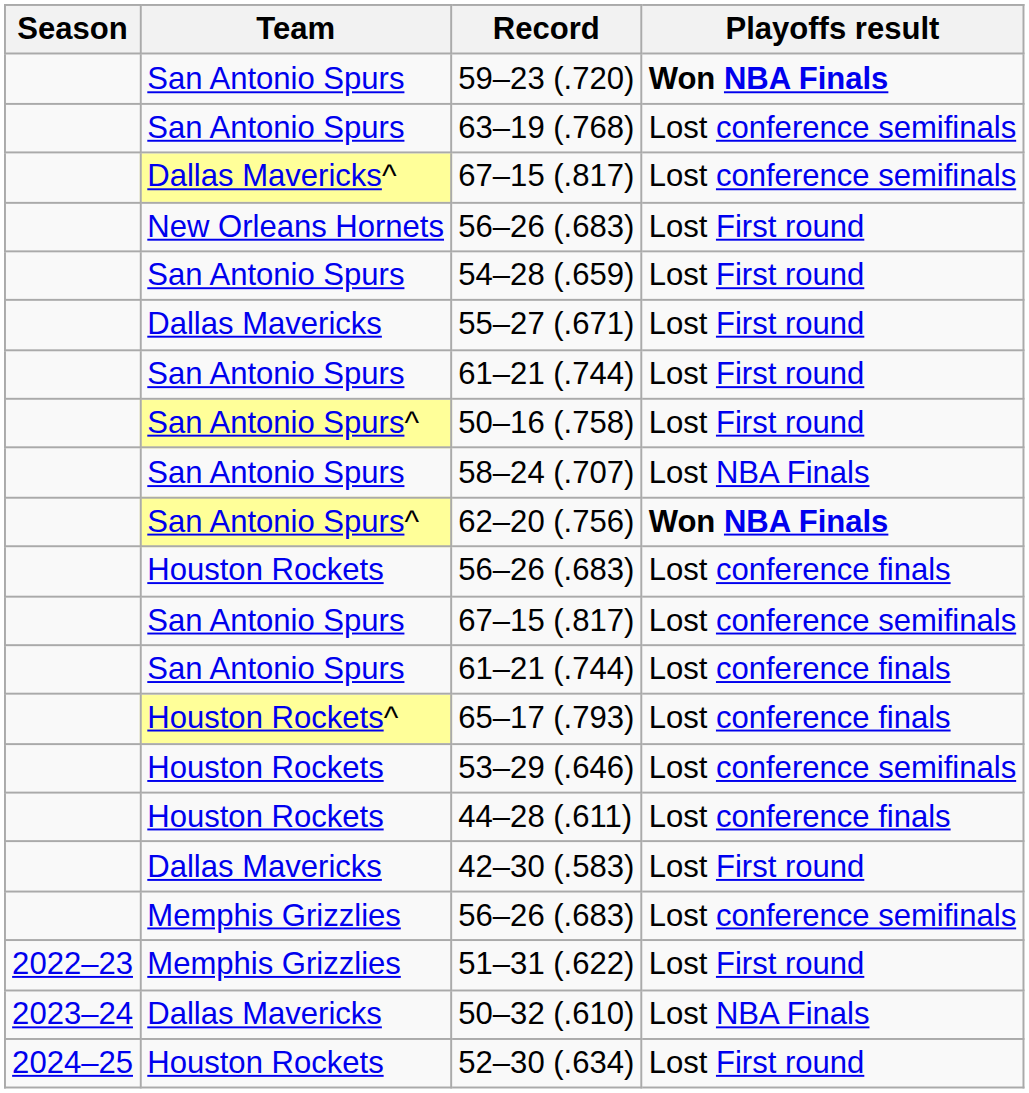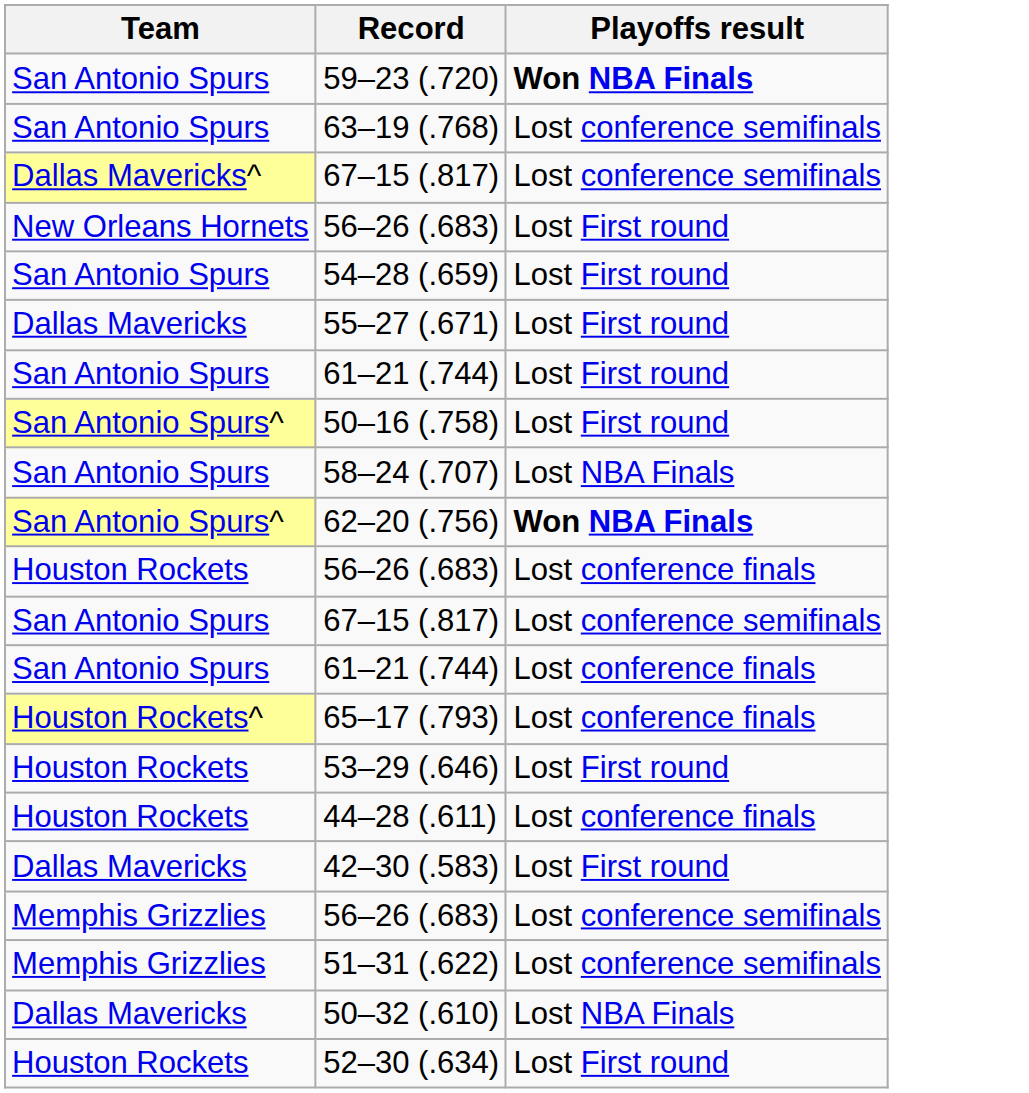- column: (73, 29)
(832, 767) Lost conference semifinals -> (621, 767) Lost First round
(756, 964) Lost First round -> (697, 964) Lost conference semifinals
